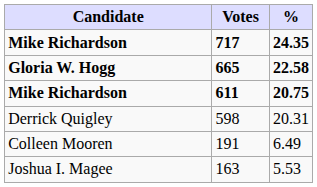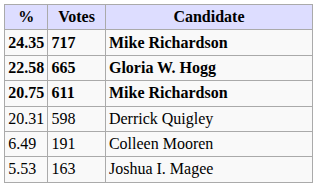columns swapped: (108, 17) <-> (291, 17)
